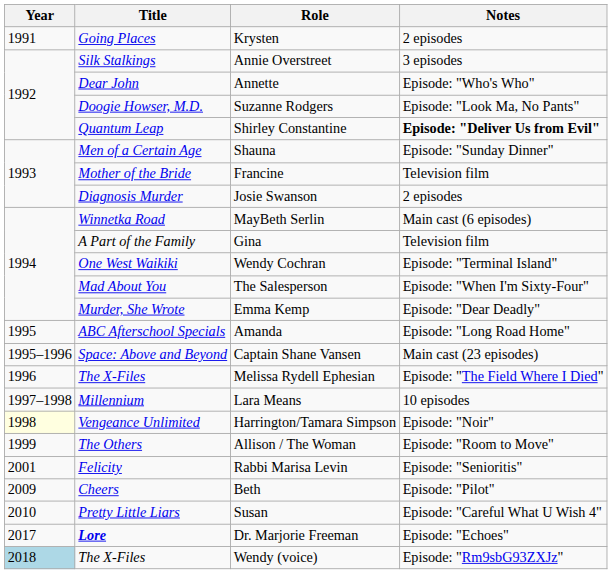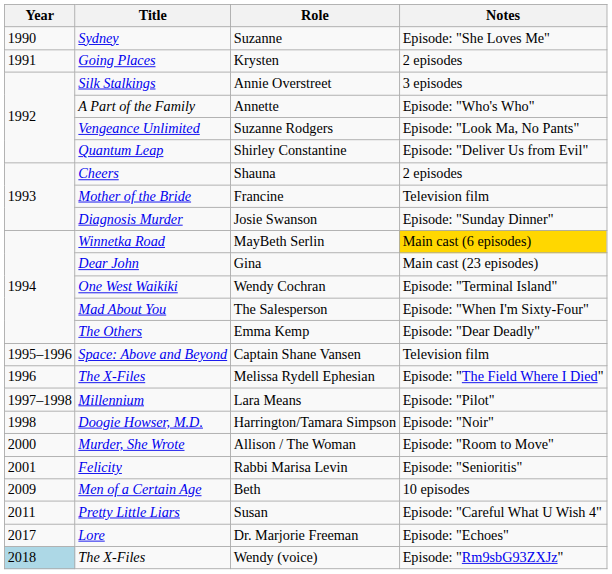+ row: (258, 38)
(109, 83) Dear John -> (137, 106) A Part of the Family
(141, 106) Doogie Howser, M.D. -> (139, 128) Vengeance Unlimited
(501, 128) bold -> (495, 151) normal
(140, 151) Men of a Certain Age -> (99, 173) Cheers
(478, 151) Episode: "Sunday Dinner" -> (433, 173) 2 episodes
(433, 196) 2 episodes -> (478, 219) Episode: "Sunday Dinner"
(467, 219) no background -> (467, 241) gold background
(137, 241) A Part of the Family -> (109, 264) Dear John
(446, 241) Television film -> (470, 264) Main cast (23 episodes)
(131, 309) Murder, She Wrote -> (110, 331) The Others
- row: (258, 331)
(470, 354) Main cast (23 episodes) -> (446, 354) Television film
(436, 399) 10 episodes -> (449, 399) Episode: "Pilot"
(22, 422) lightyellow background -> (22, 422) no background
(139, 422) Vengeance Unlimited -> (141, 422) Doogie Howser, M.D.
(22, 444) 1999 -> (22, 444) 2000
(110, 444) The Others -> (131, 444) Murder, She Wrote
(99, 490) Cheers -> (140, 490) Men of a Certain Age
(449, 490) Episode: "Pilot" -> (436, 490) 10 episodes
(22, 512) 2010 -> (22, 512) 2011
(92, 535) bold -> (92, 535) normal
